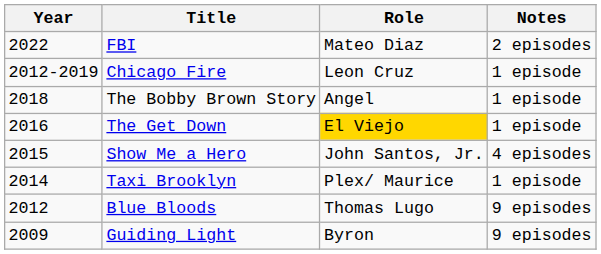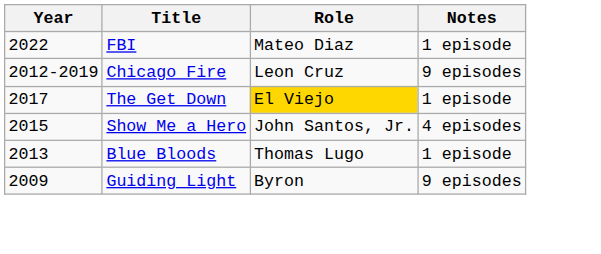(542, 45) 2 episodes -> (467, 45) 1 episode
(537, 72) 1 episode -> (472, 72) 9 episodes
- row: (211, 100)
(29, 127) 2016 -> (29, 100) 2017
- row: (171, 181)
(29, 208) 2012 -> (29, 154) 2013
(542, 208) 9 episodes -> (467, 154) 1 episode
